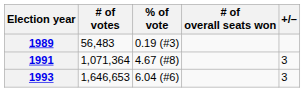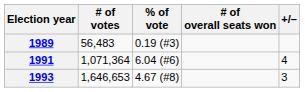(157, 60) 4.67 (#8) -> (157, 60) 6.04 (#6)
(284, 60) 3 -> (284, 60) 4
(157, 78) 6.04 (#6) -> (157, 78) 4.67 (#8)
